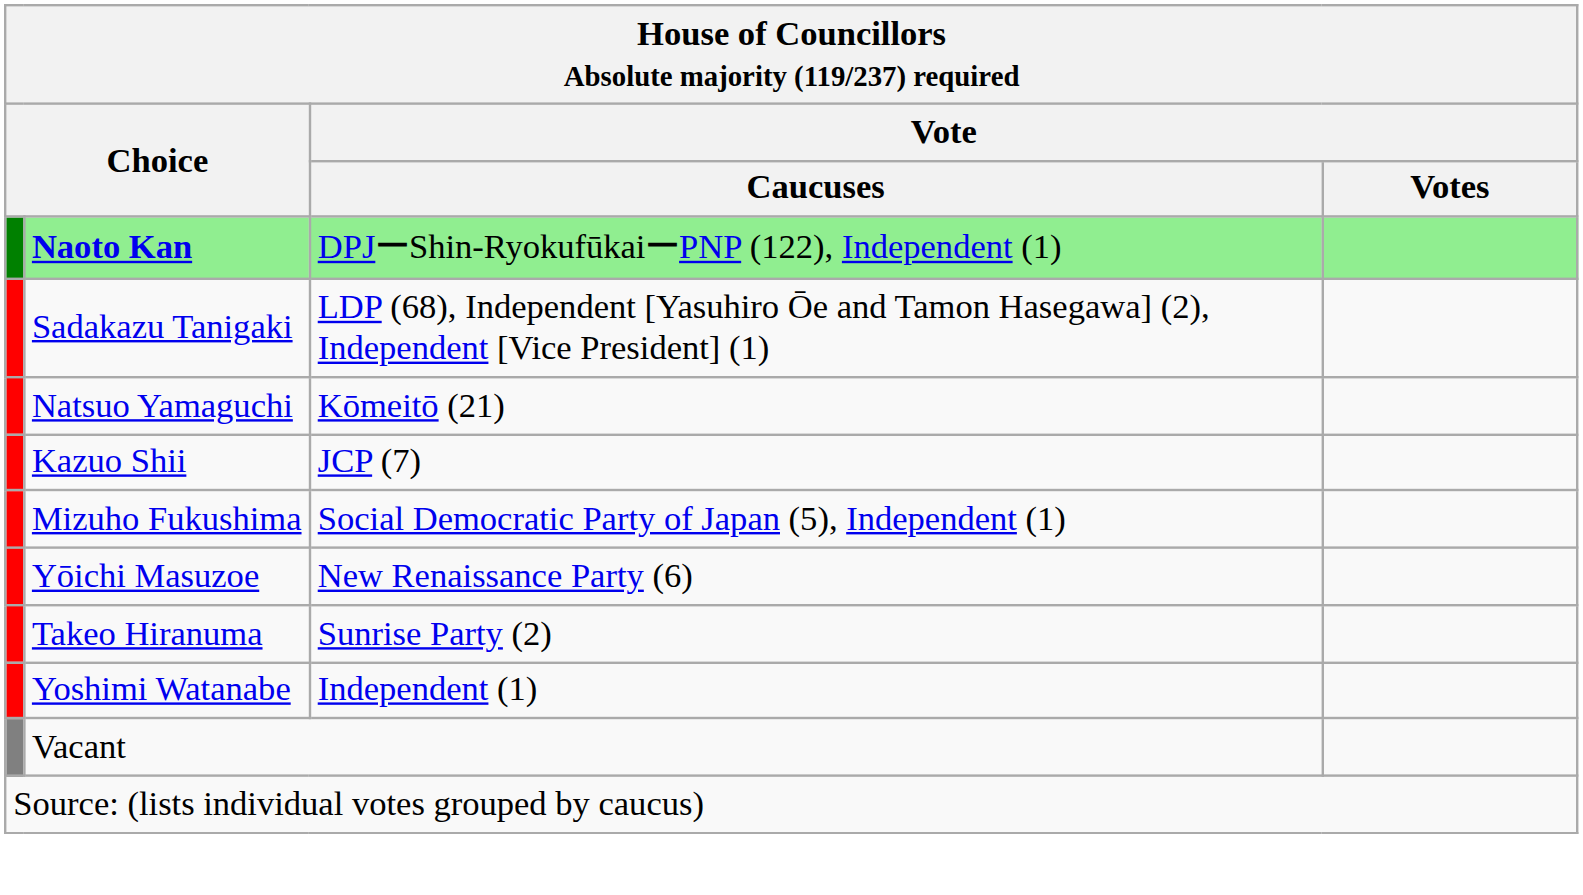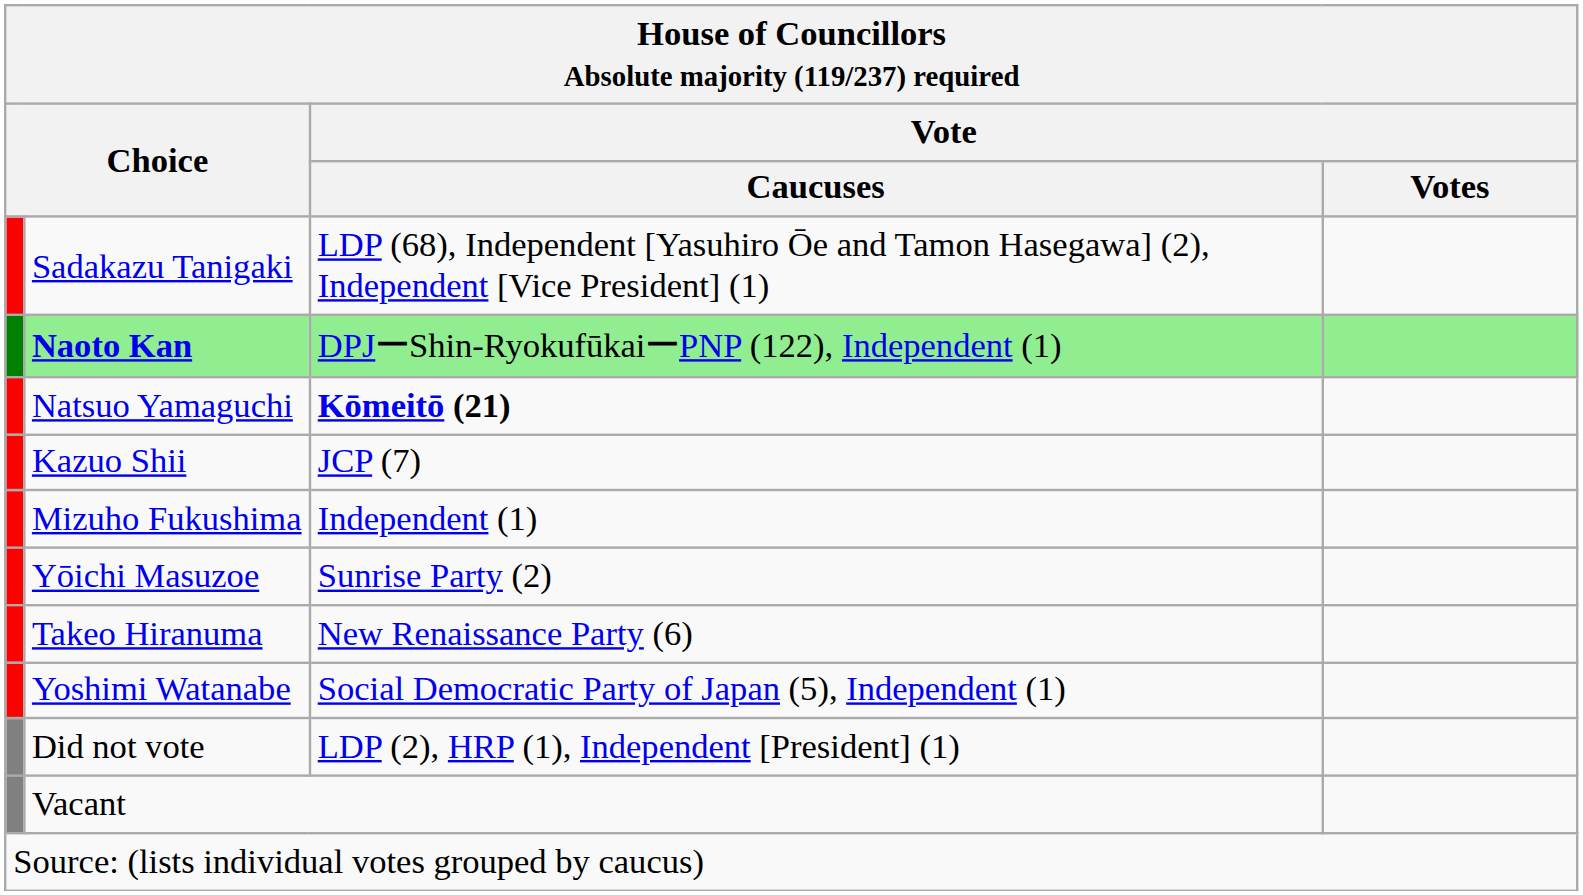rows swapped: (112, 247) <-> (162, 327)
(411, 404) normal -> (414, 404) bold
(692, 518) Social Democratic Party of Japan (5), Independent (1) -> (428, 518) Independent (1)
(505, 575) New Renaissance Party (6) -> (435, 575) Sunrise Party (2)
(435, 632) Sunrise Party (2) -> (505, 632) New Renaissance Party (6)
(428, 689) Independent (1) -> (692, 689) Social Democratic Party of Japan (5), Independent (1)
+ row: (118, 746)
